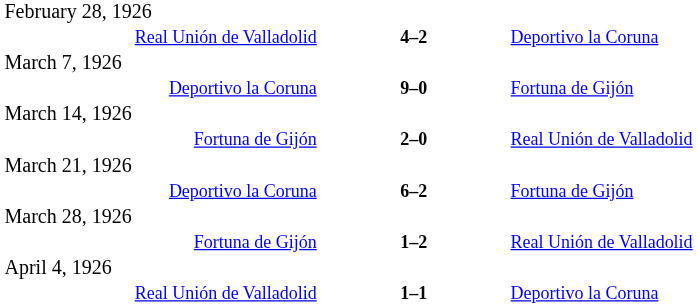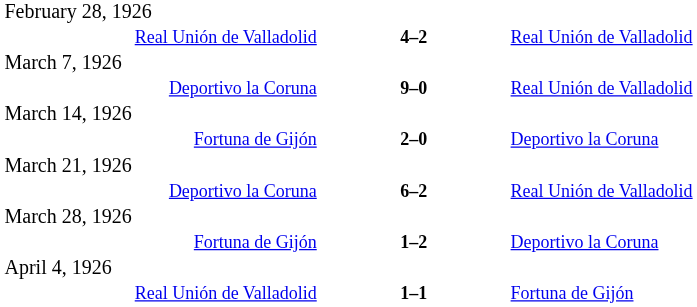(585, 36) Deportivo la Coruna -> (602, 36) Real Unión de Valladolid
(572, 88) Fortuna de Gijón -> (602, 88) Real Unión de Valladolid
(602, 139) Real Unión de Valladolid -> (585, 139) Deportivo la Coruna
(572, 190) Fortuna de Gijón -> (602, 190) Real Unión de Valladolid
(602, 242) Real Unión de Valladolid -> (585, 242) Deportivo la Coruna
(585, 293) Deportivo la Coruna -> (572, 293) Fortuna de Gijón
